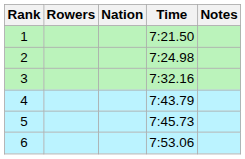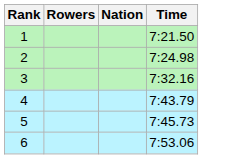- column: (219, 15)
